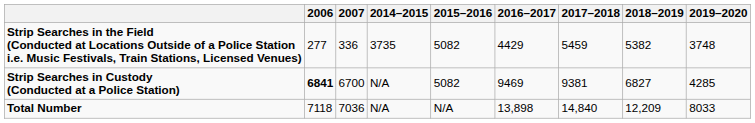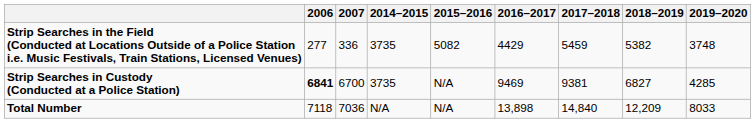(380, 83) N/A -> (383, 83) 3735
(447, 83) 5082 -> (443, 83) N/A
